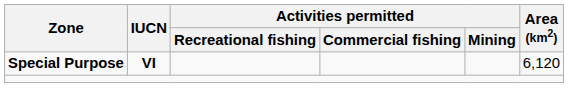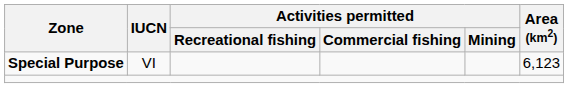(149, 63) bold -> (149, 63) normal
(541, 63) 6,120 -> (541, 63) 6,123
